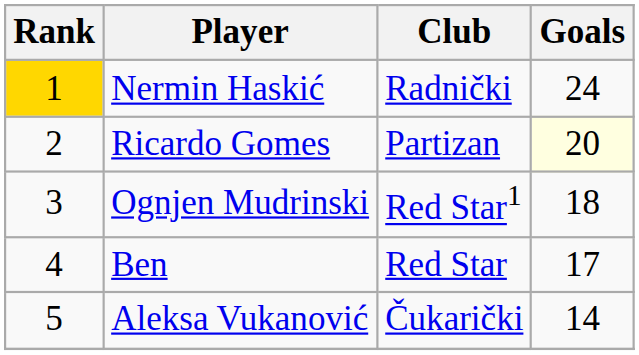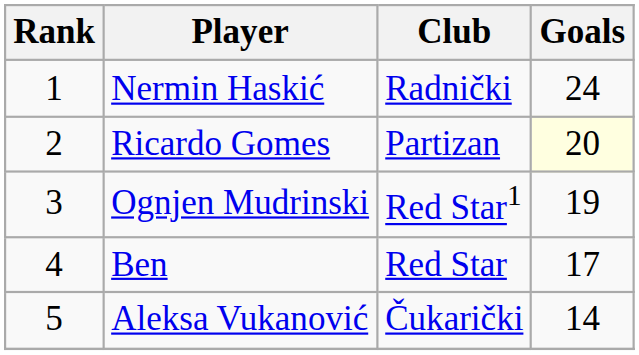(54, 87) gold background -> (54, 87) no background
(582, 203) 18 -> (582, 203) 19
